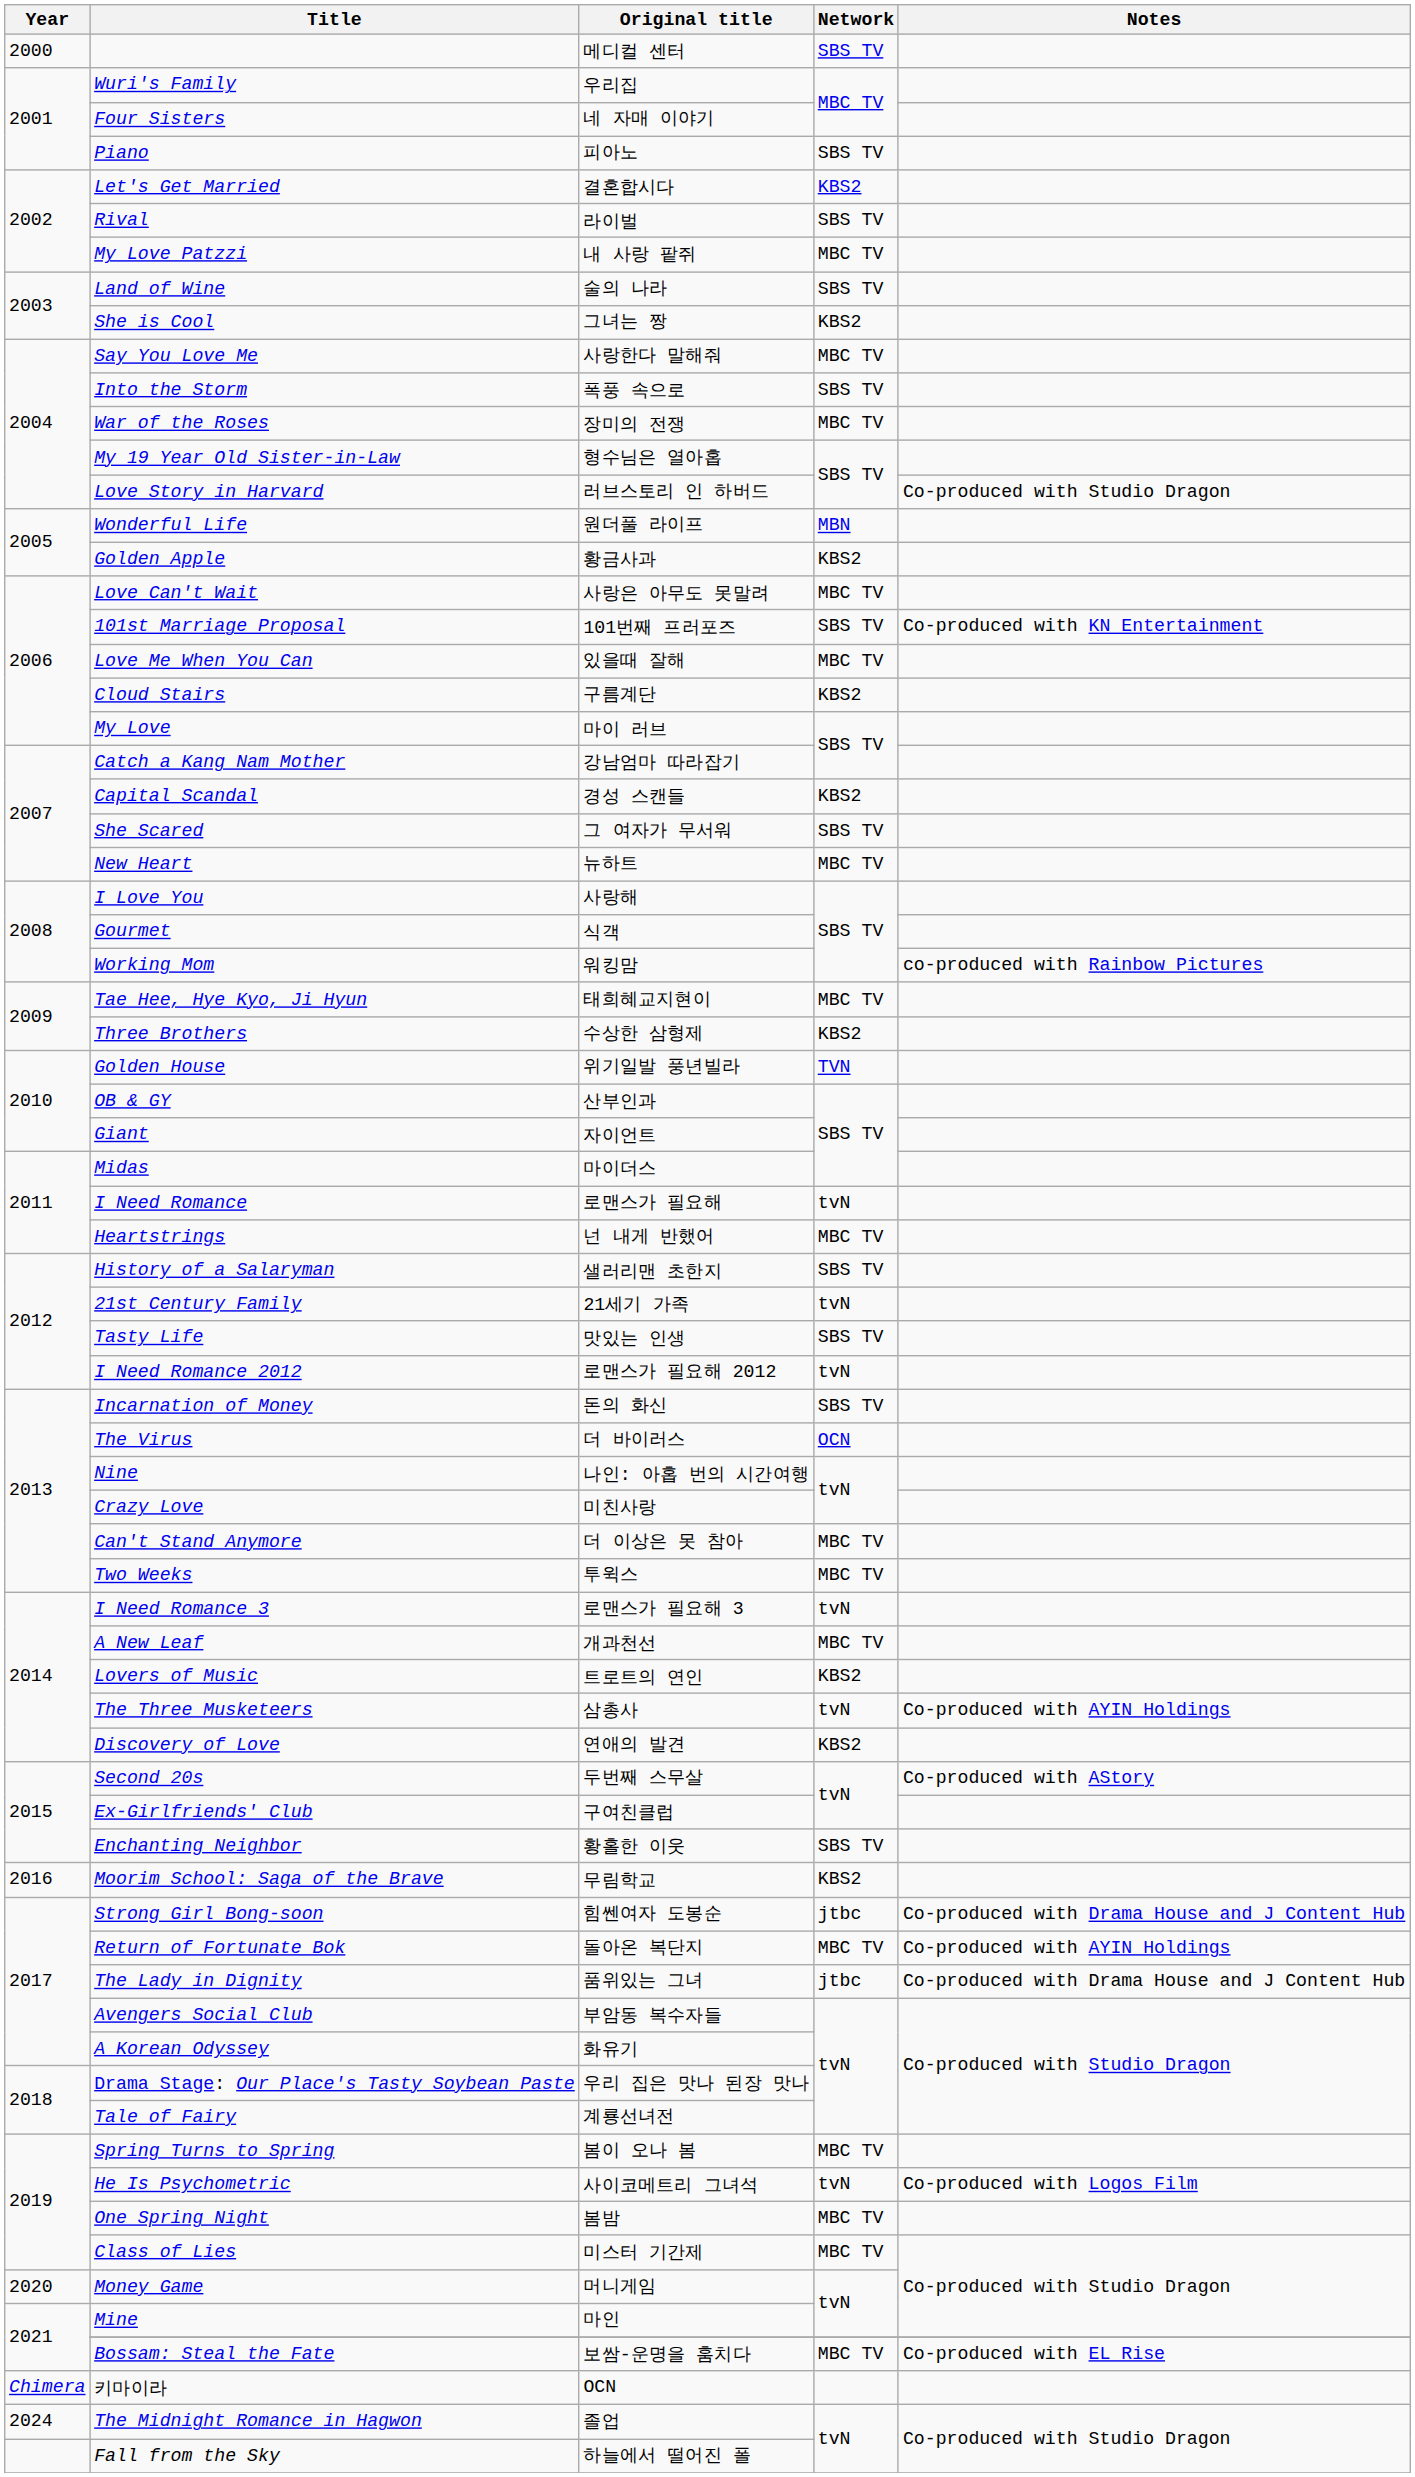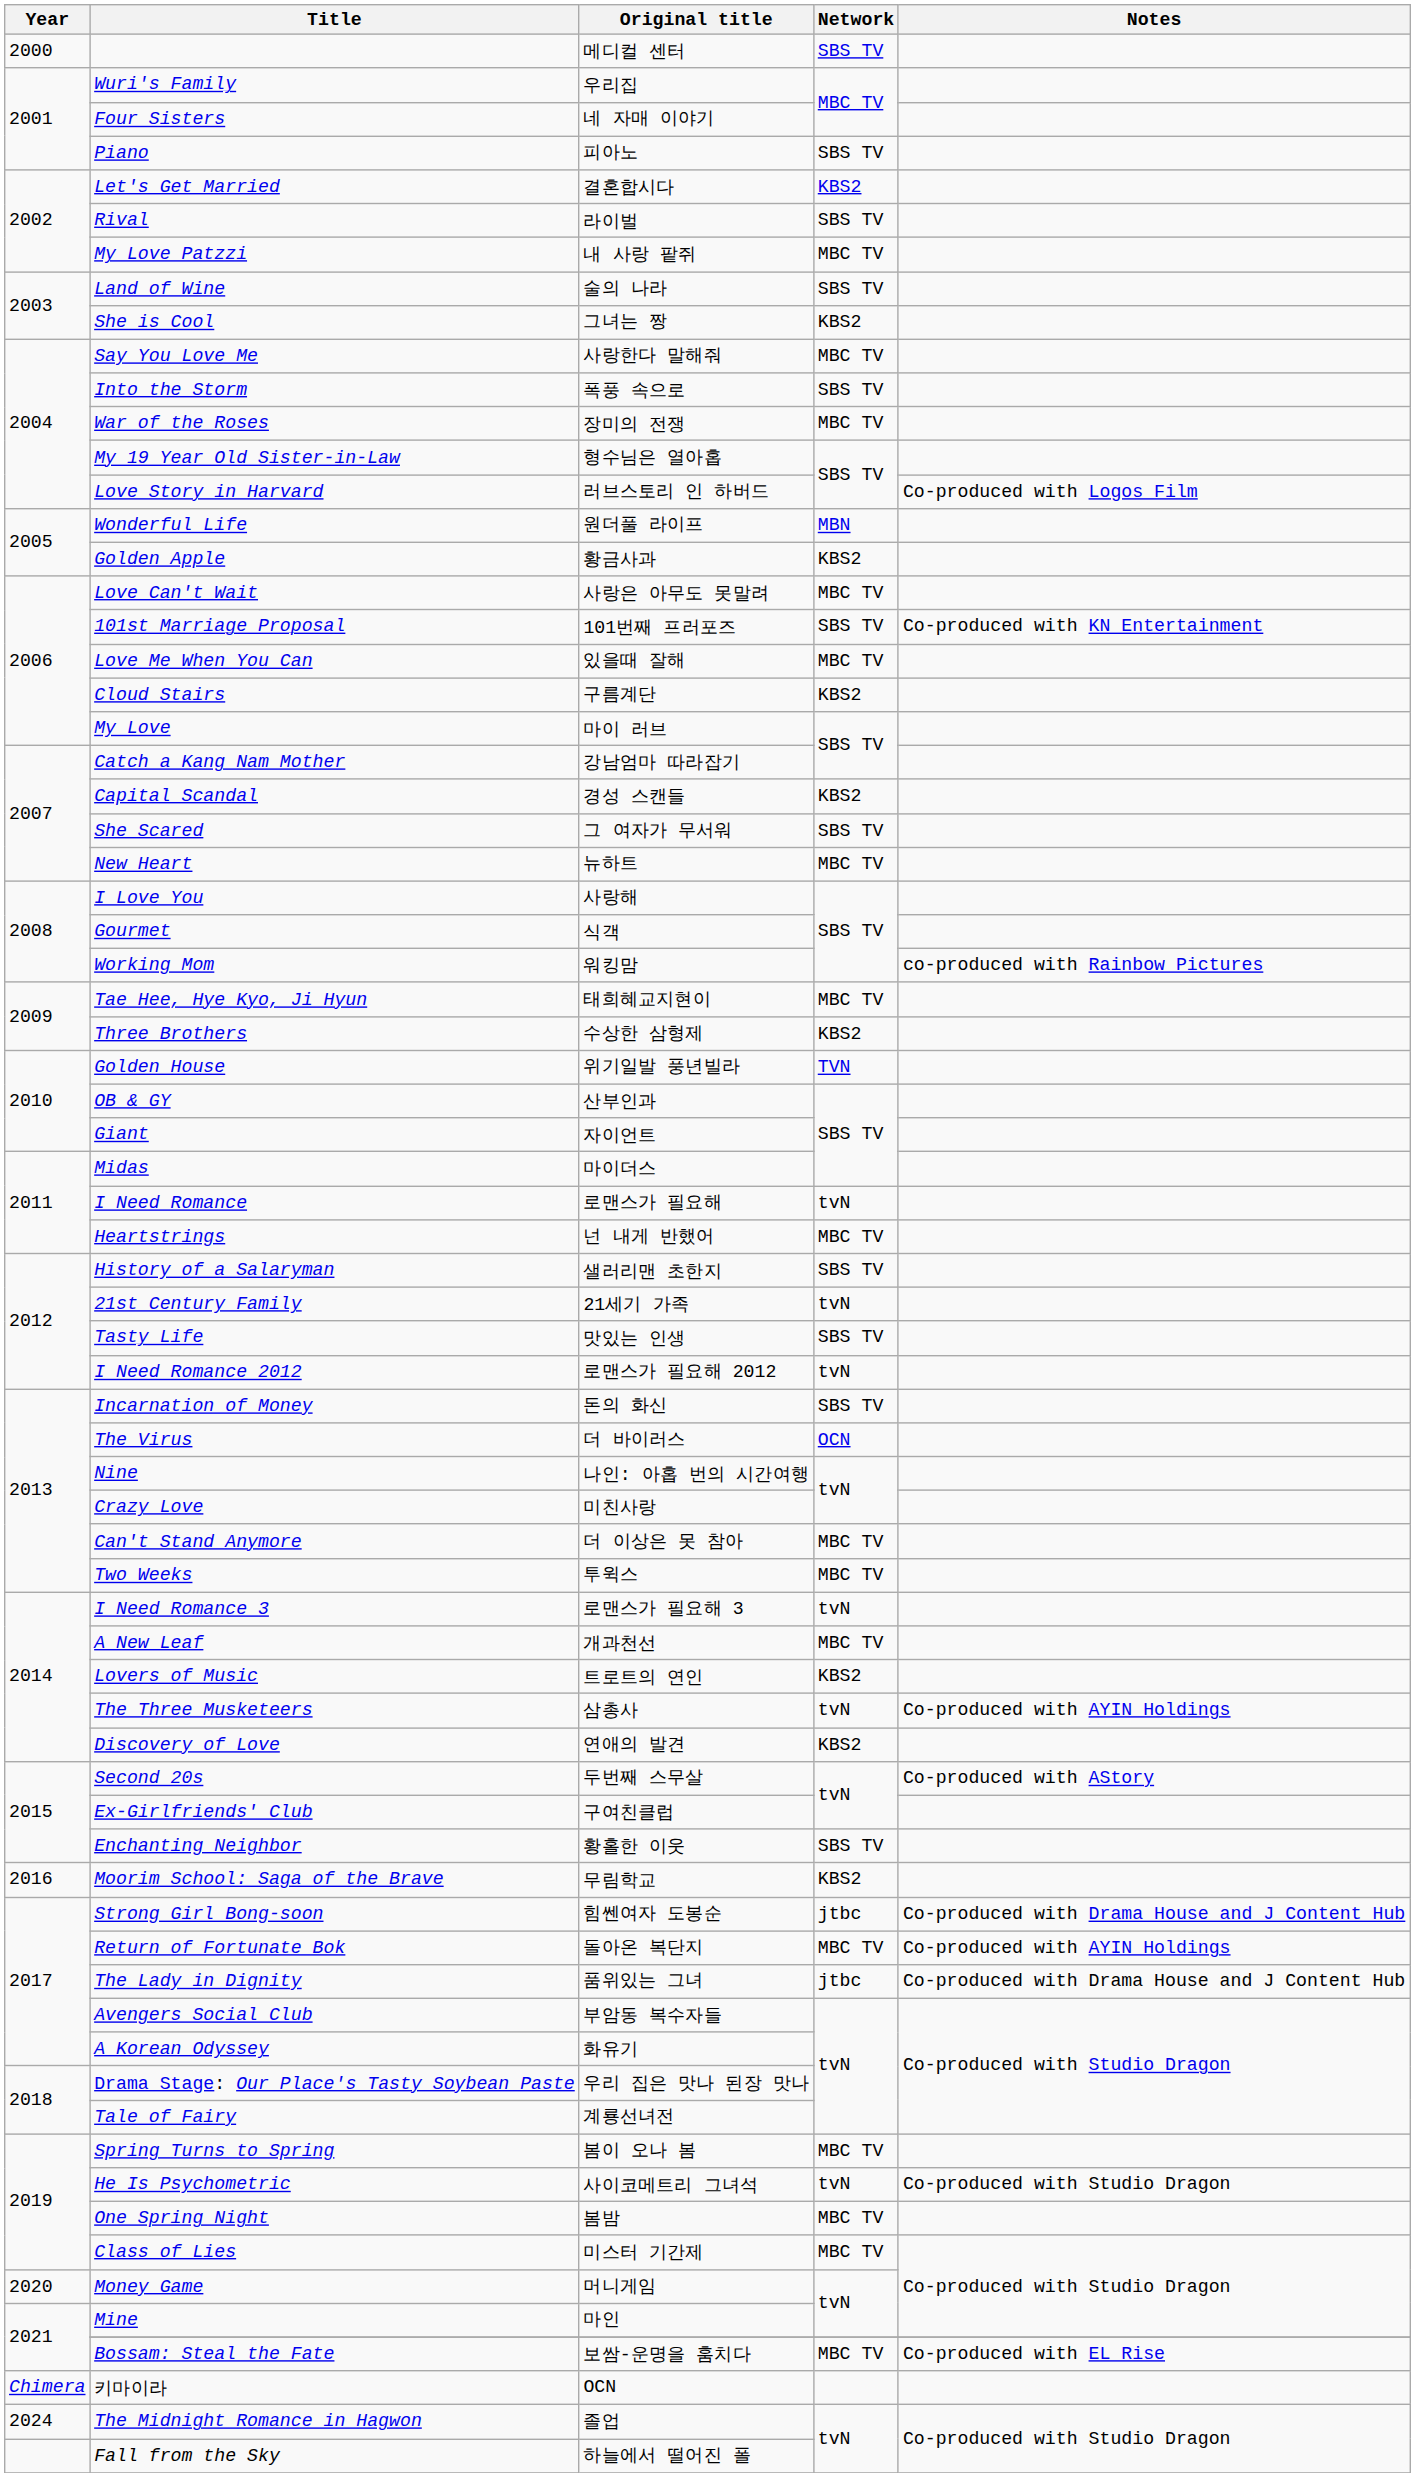(1067, 492) Co-produced with Studio Dragon -> (1050, 492) Co-produced with Logos Film
(1050, 2185) Co-produced with Logos Film -> (1067, 2185) Co-produced with Studio Dragon
